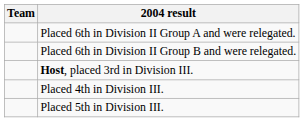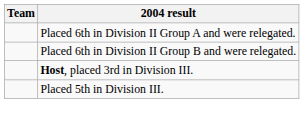- row: (102, 88)
